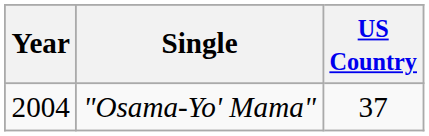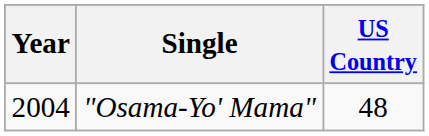(373, 106) 37 -> (373, 106) 48
